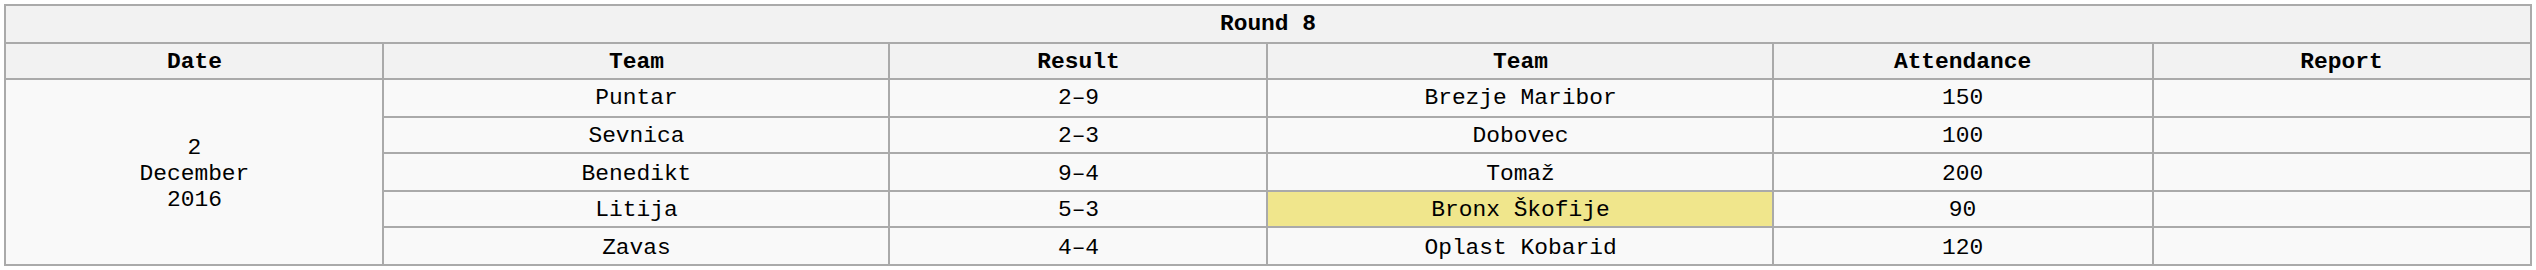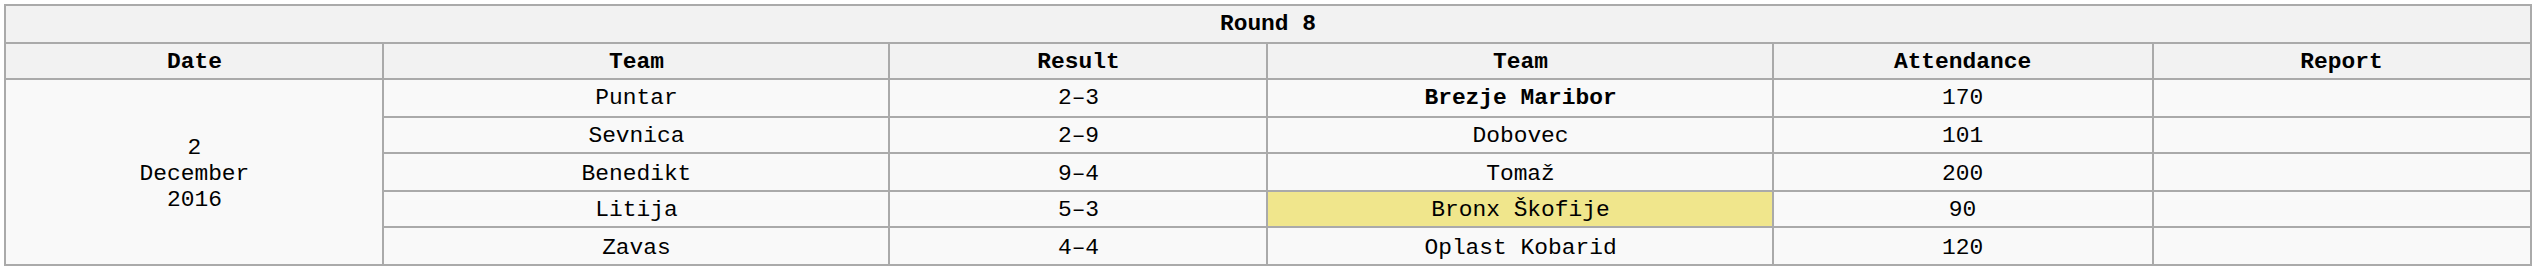(1078, 98) 2–9 -> (1078, 98) 2–3
(1521, 98) normal -> (1521, 98) bold
(1963, 98) 150 -> (1963, 98) 170
(1078, 135) 2–3 -> (1078, 135) 2–9
(1963, 135) 100 -> (1963, 135) 101
